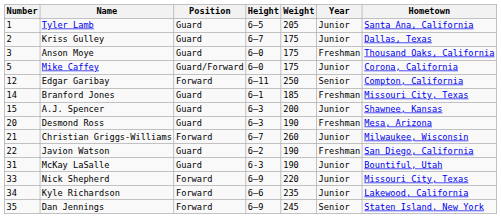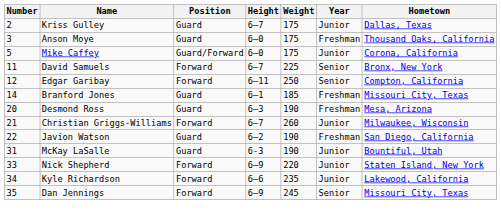- row: (68, 26)
+ row: (76, 67)
- row: (73, 109)
(416, 179) Missouri City, Texas -> (424, 165) Staten Island, New York
(424, 207) Staten Island, New York -> (416, 193) Missouri City, Texas
